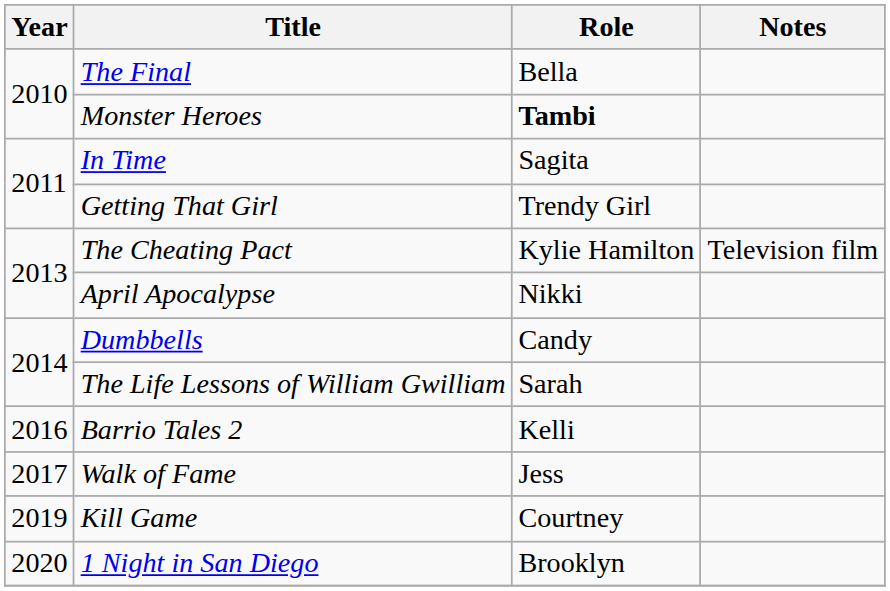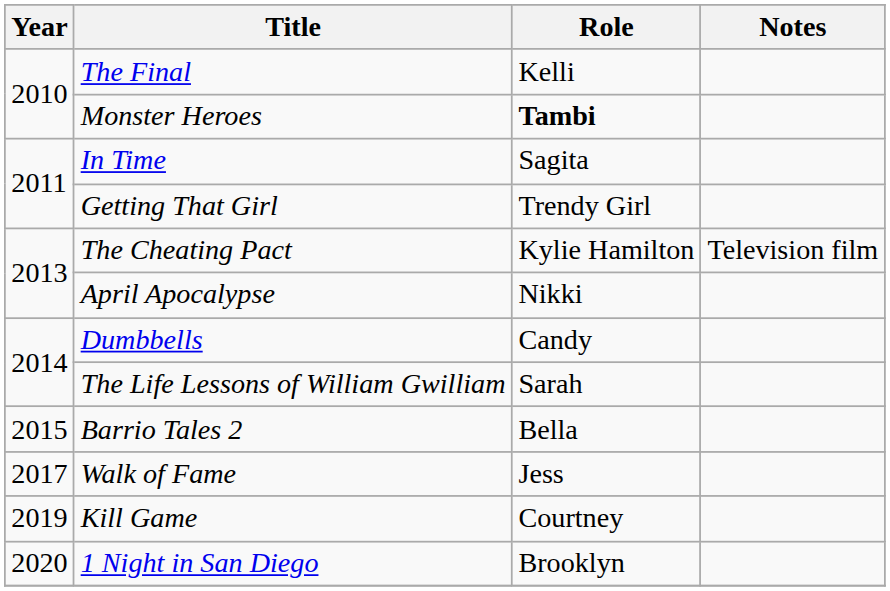(548, 71) Bella -> (547, 71) Kelli
(40, 428) 2016 -> (40, 428) 2015
(547, 428) Kelli -> (548, 428) Bella
